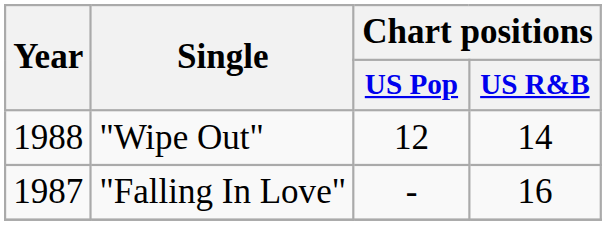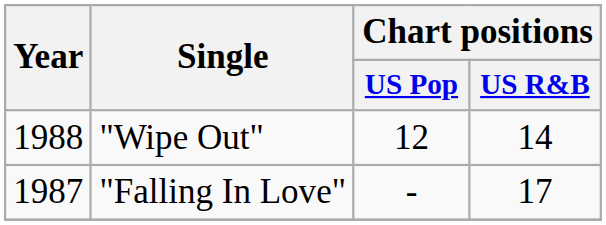(535, 192) 16 -> (535, 192) 17
